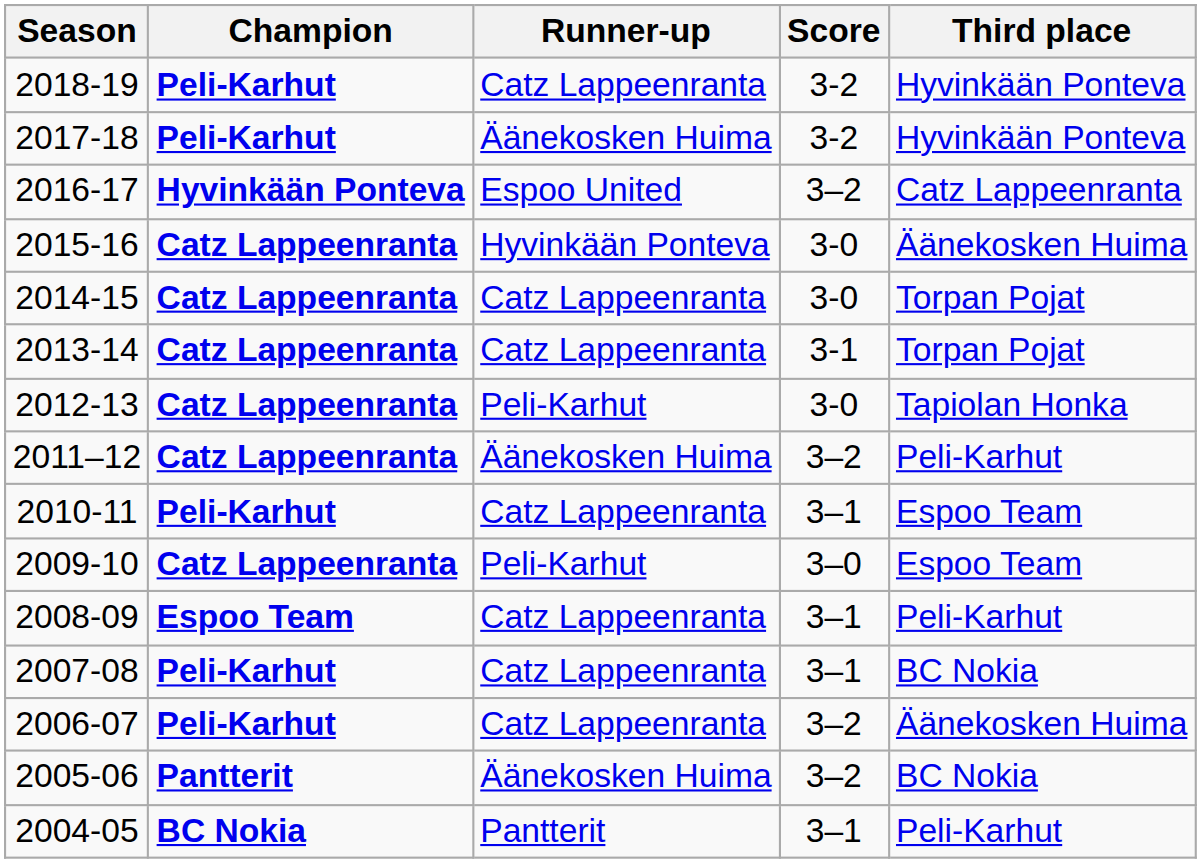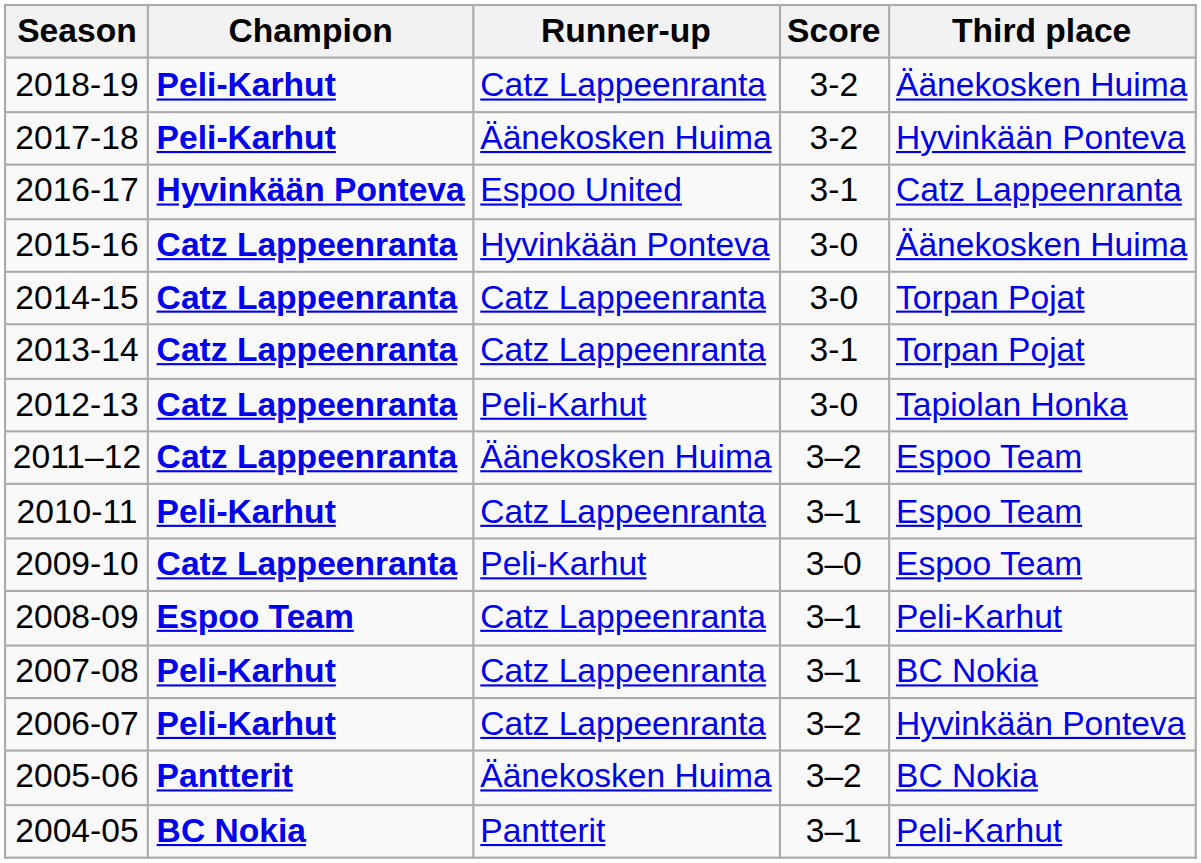(1041, 84) Hyvinkään Ponteva -> (1042, 84) Äänekosken Huima
(834, 191) 3–2 -> (834, 191) 3-1
(979, 457) Peli-Karhut -> (989, 457) Espoo Team
(1042, 723) Äänekosken Huima -> (1041, 723) Hyvinkään Ponteva
